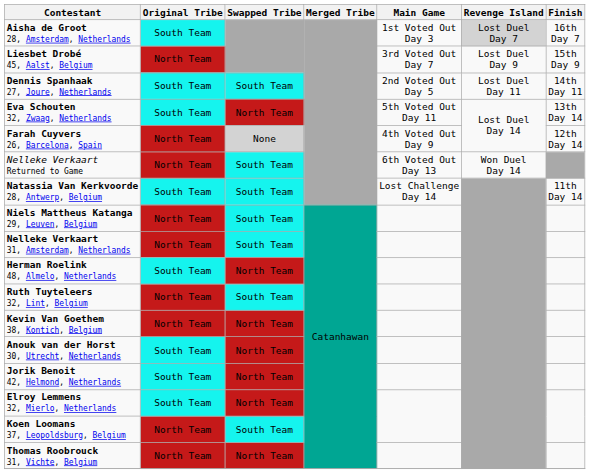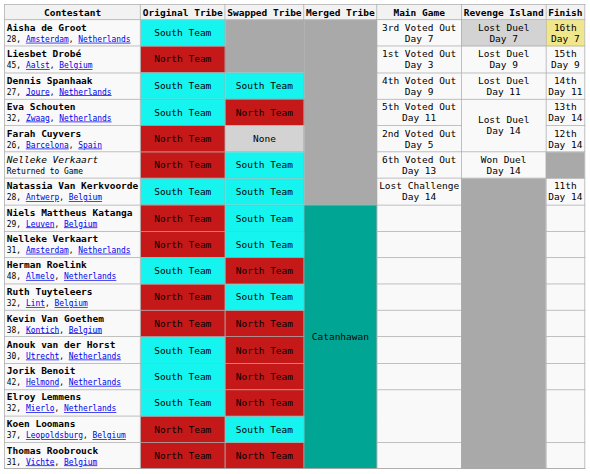(419, 33) 1st Voted Out Day 3 -> (419, 33) 3rd Voted Out Day 7
(565, 33) no background -> (565, 33) khaki background
(419, 59) 3rd Voted Out Day 7 -> (419, 59) 1st Voted Out Day 3
(419, 86) 2nd Voted Out Day 5 -> (419, 86) 4th Voted Out Day 9
(419, 139) 4th Voted Out Day 9 -> (419, 139) 2nd Voted Out Day 5
